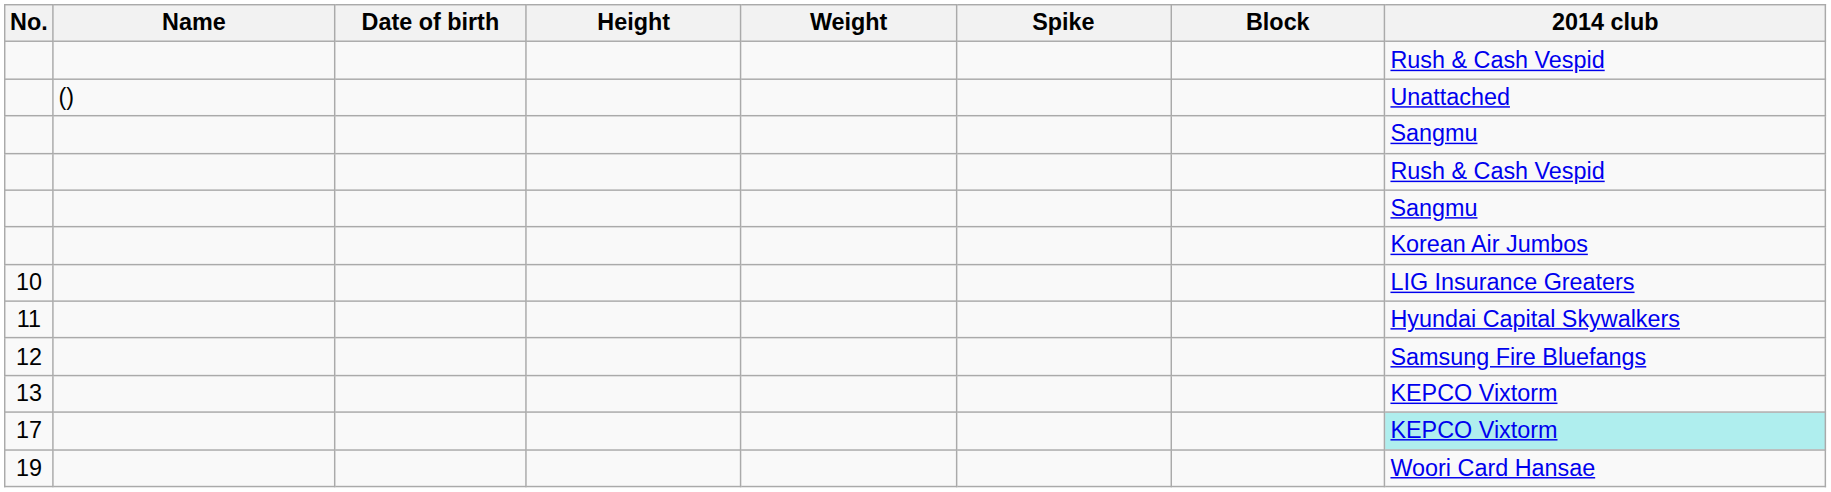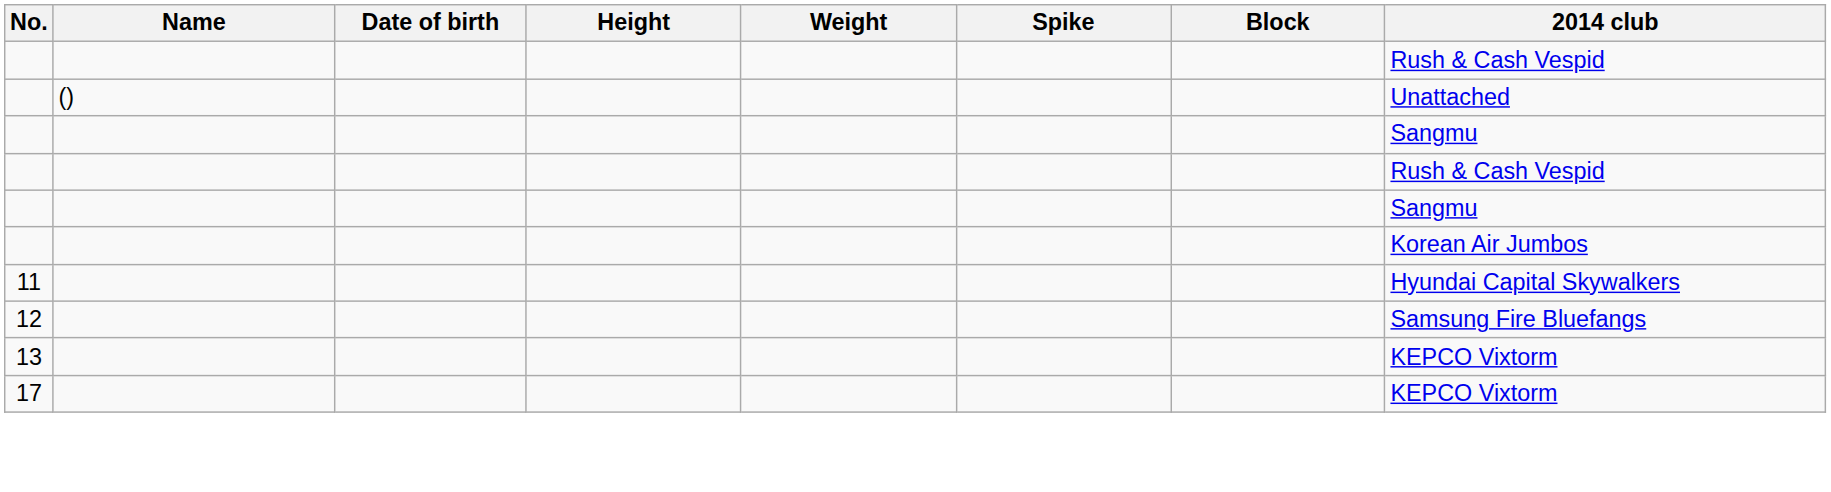- row: (29, 282)
(1474, 430) paleturquoise background -> (1474, 393) no background
- row: (29, 467)
